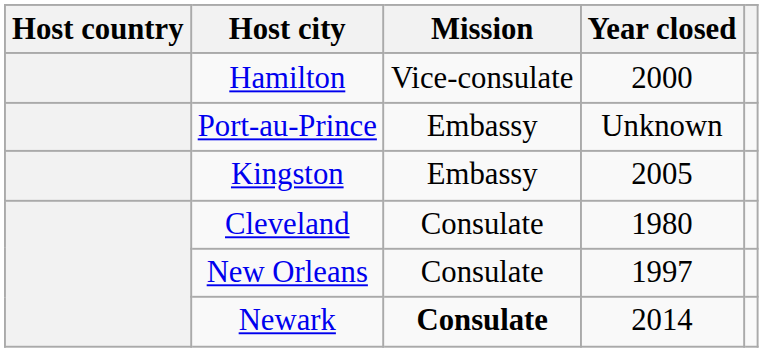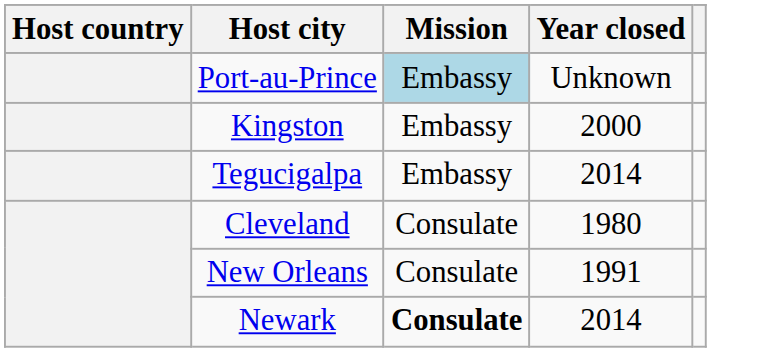- row: (287, 77)
(482, 126) no background -> (457, 77) lightblue background
(662, 175) 2005 -> (611, 126) 2000
+ row: (287, 175)
(662, 272) 1997 -> (611, 272) 1991
